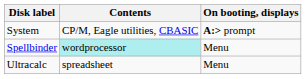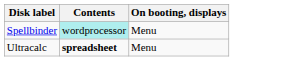- row: (23, 30)
(87, 64) normal -> (89, 47) bold
